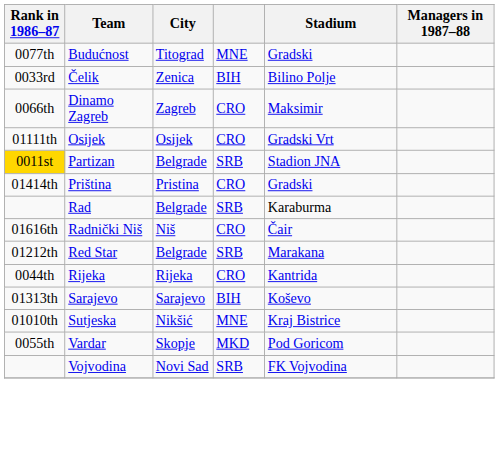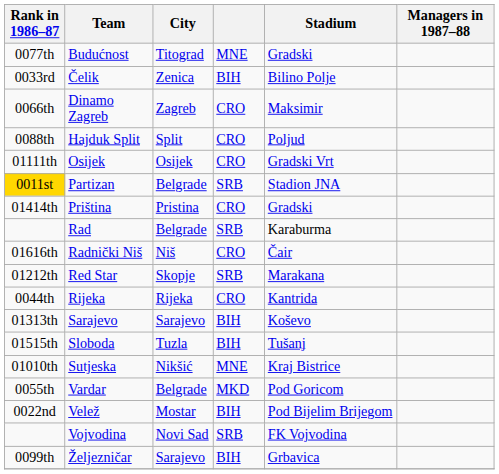+ row: (104, 138)
(181, 252) Belgrade -> (175, 275) Skopje
+ row: (91, 343)
(175, 343) Skopje -> (181, 388) Belgrade
+ row: (84, 411)
+ row: (100, 456)
